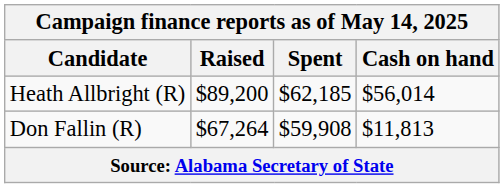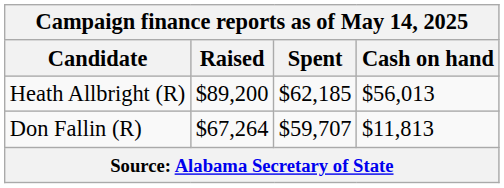(398, 93) $56,014 -> (398, 93) $56,013
(315, 128) $59,908 -> (315, 128) $59,707
